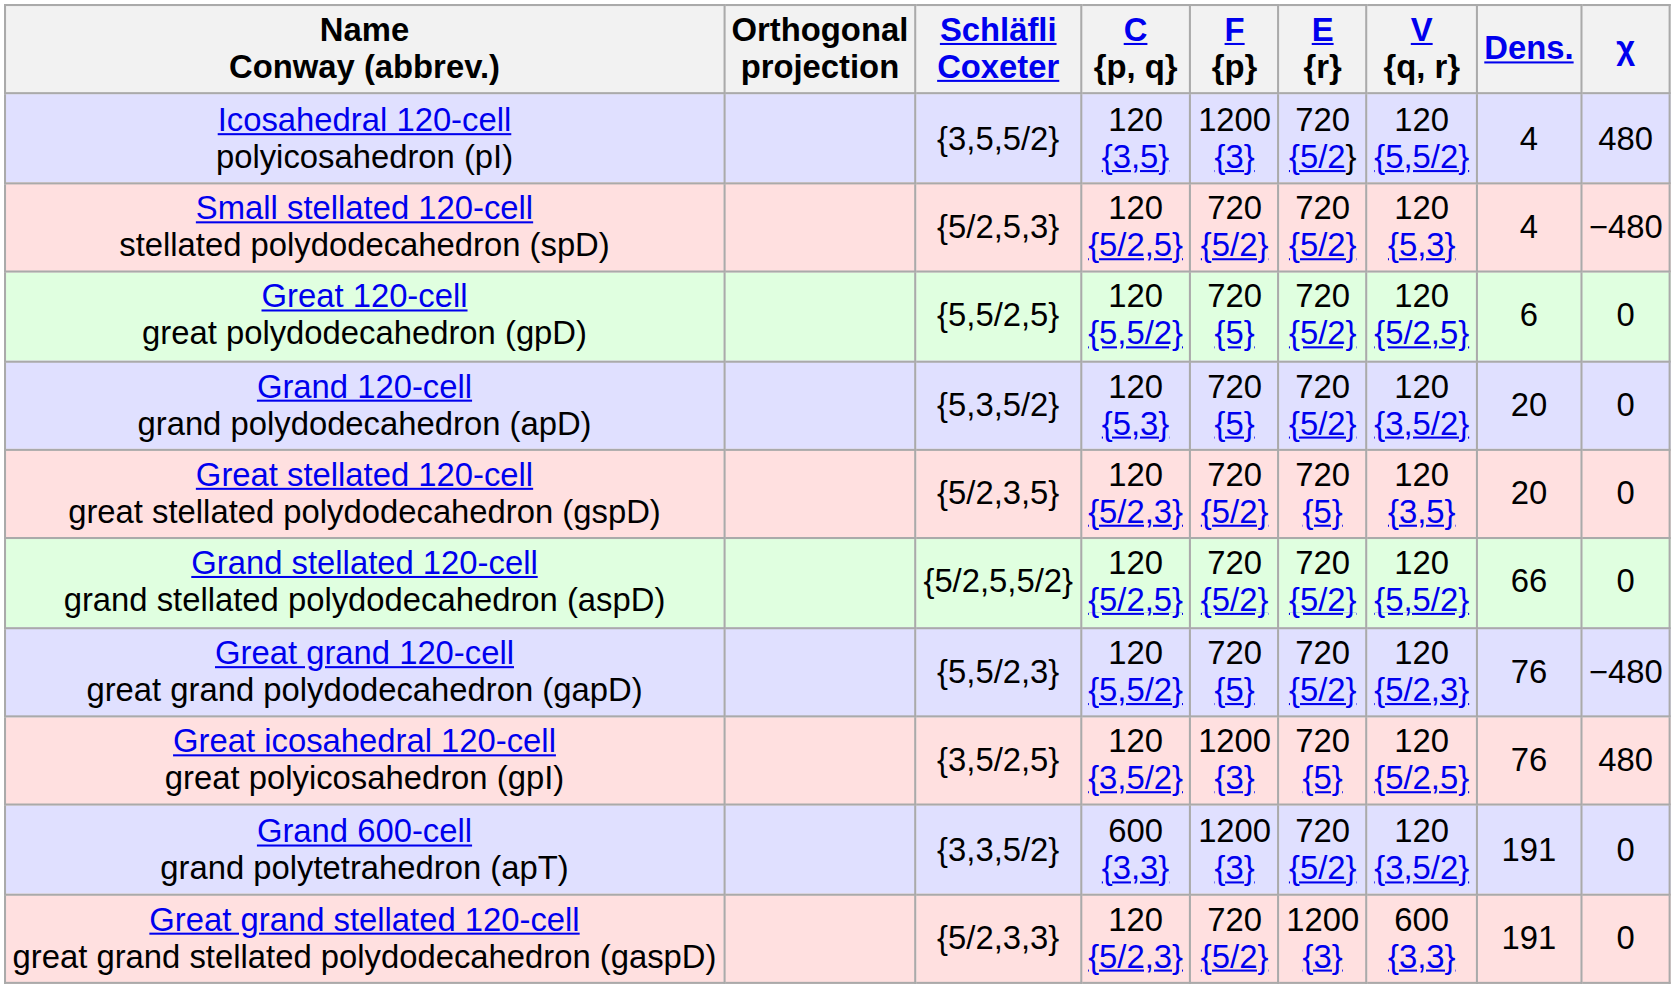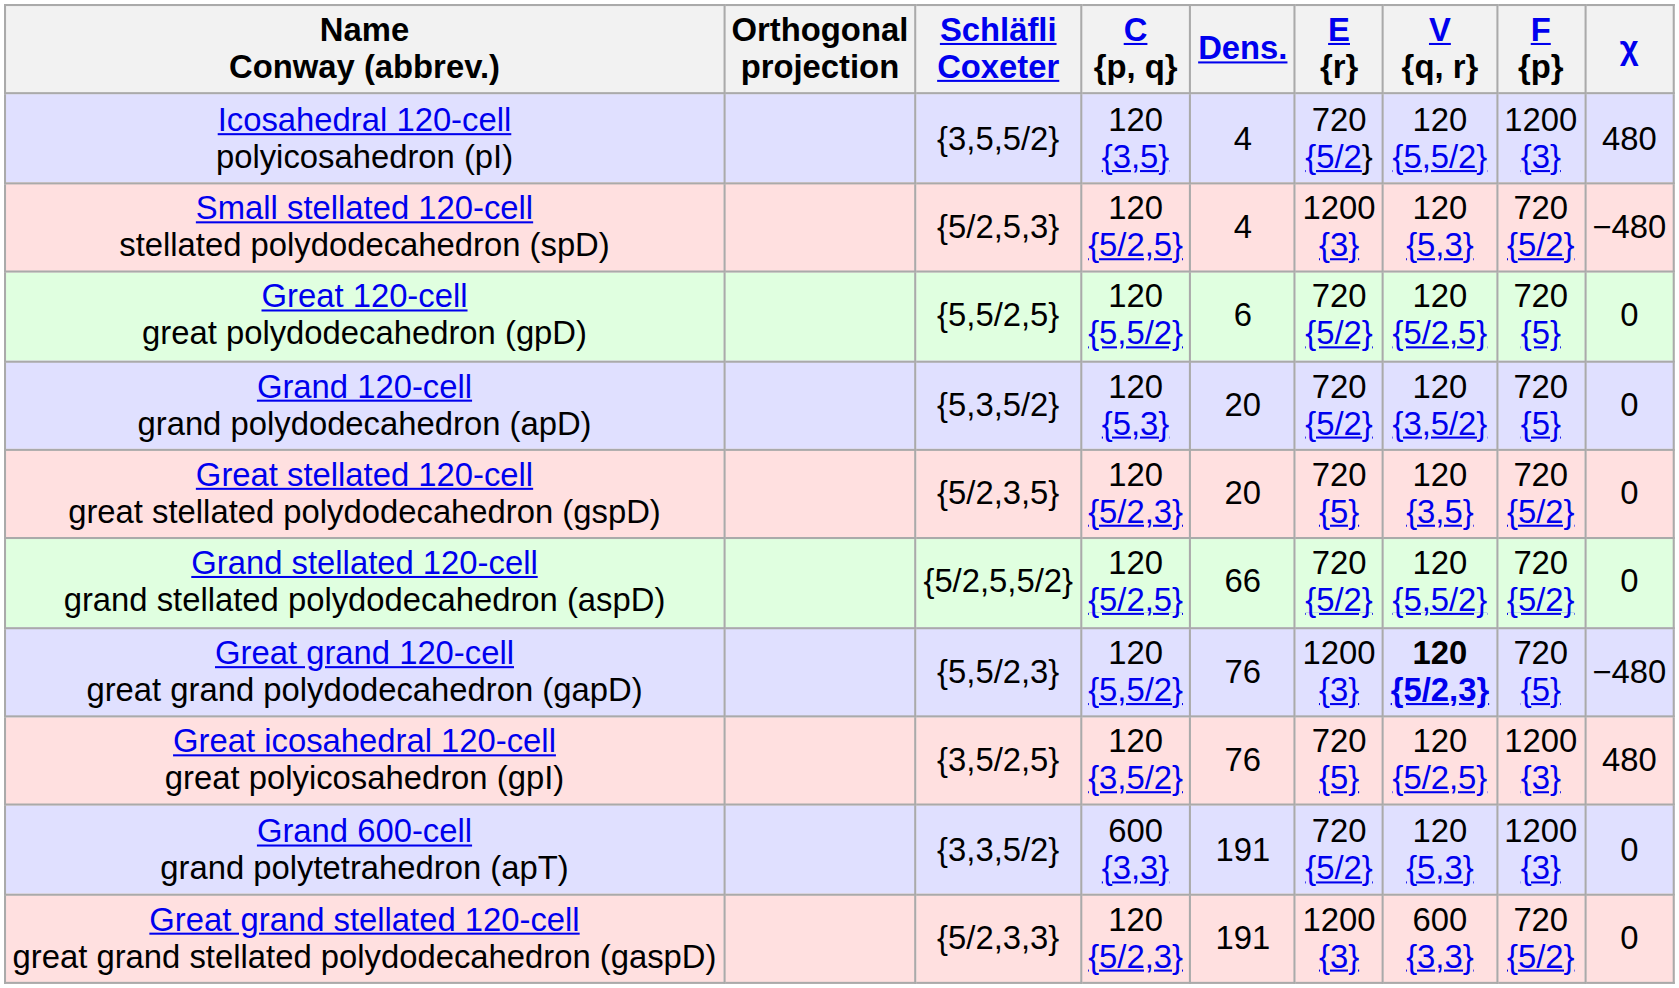columns swapped: (1235, 48) <-> (1529, 48)
(1323, 226) 720 {5/2} -> (1339, 226) 1200 {3}
(1323, 671) 720 {5/2} -> (1339, 671) 1200 {3}
(1422, 671) normal -> (1440, 671) bold
(1422, 849) 120 {3,5/2} -> (1440, 849) 120 {5,3}
